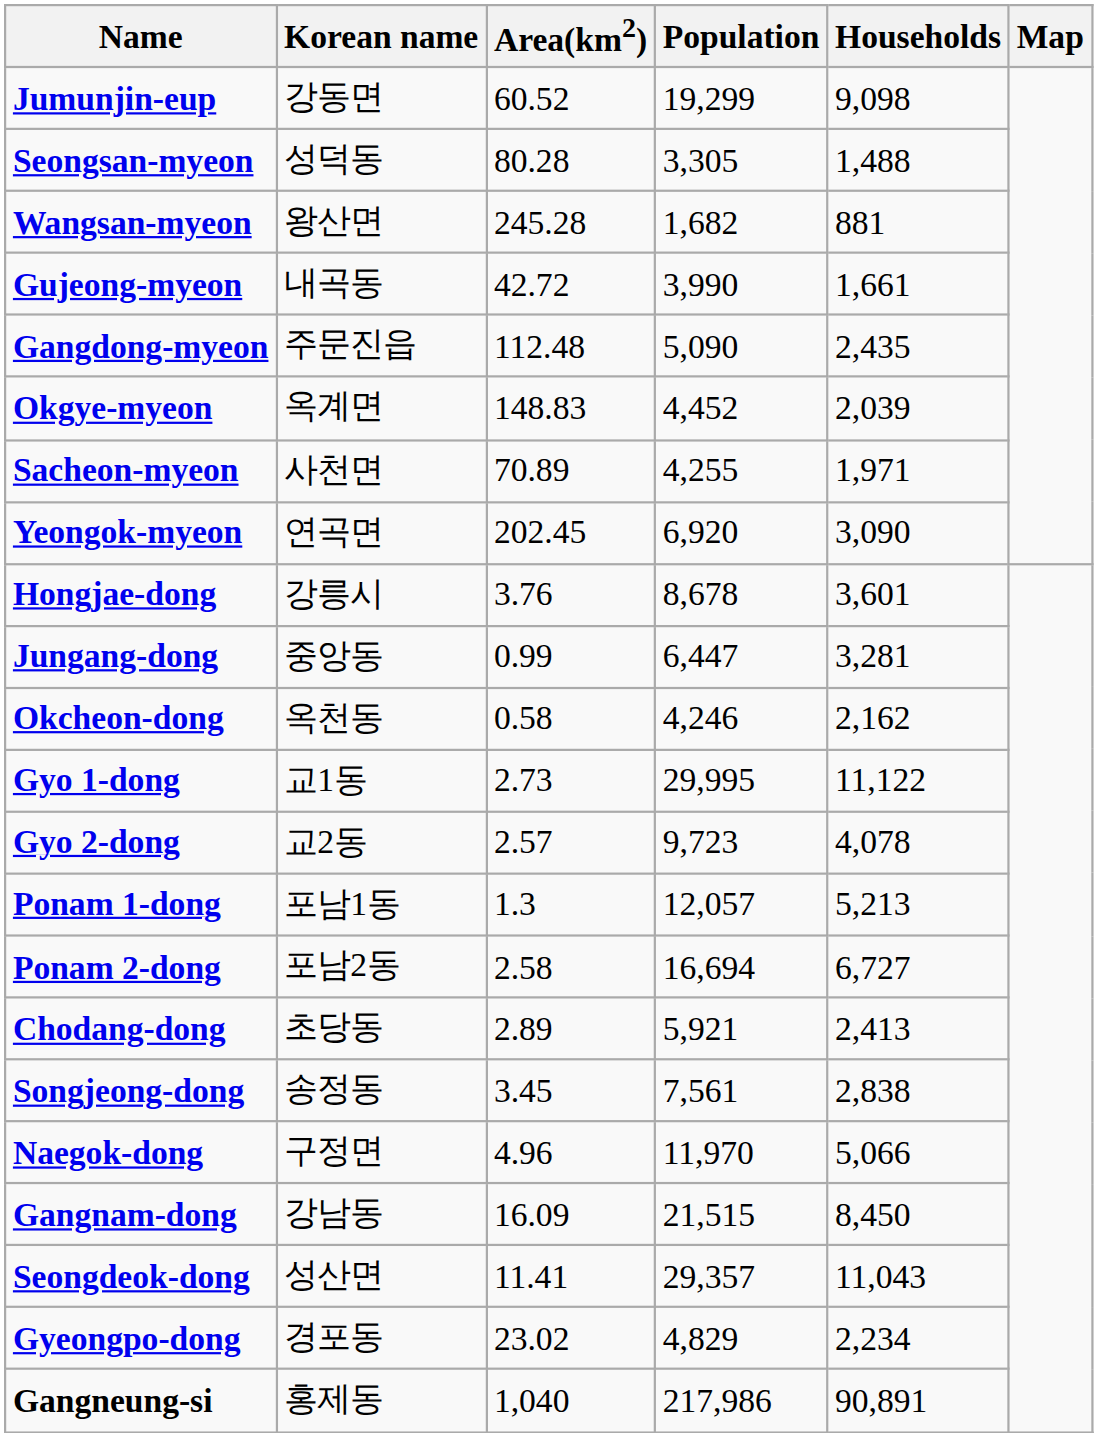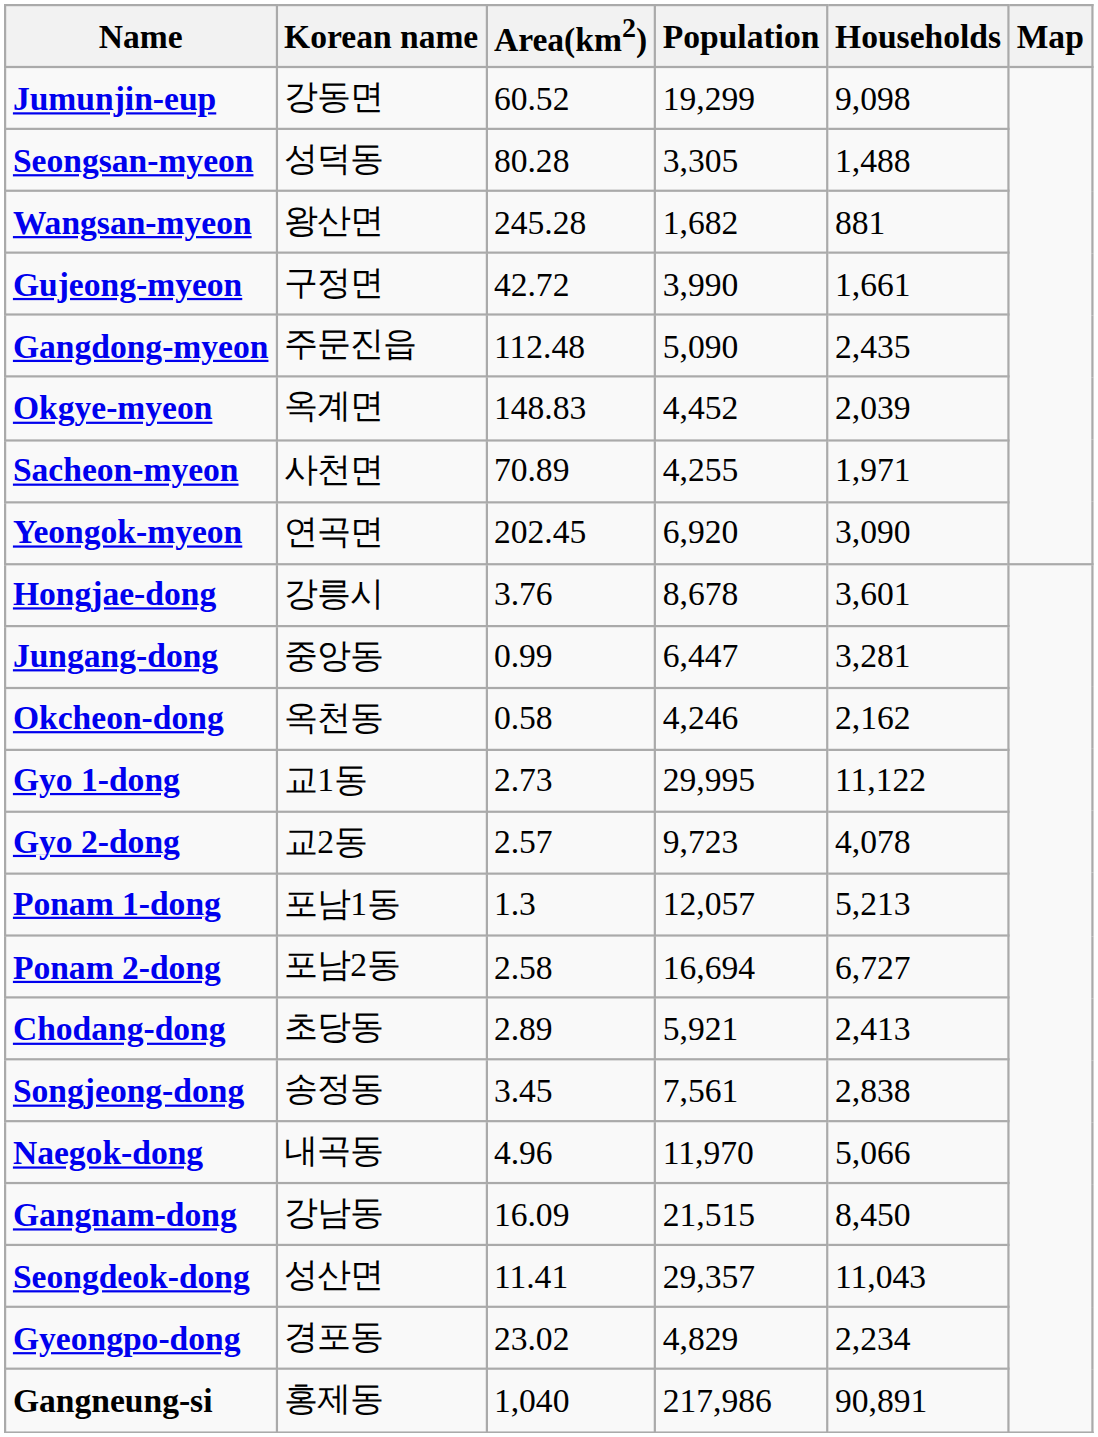(334, 282) 내곡동 -> (334, 282) 구정면
(334, 1151) 구정면 -> (334, 1151) 내곡동
